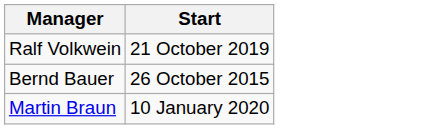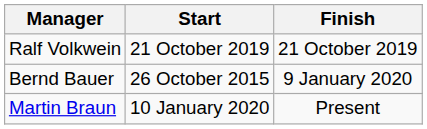+ column: (348, 19)
